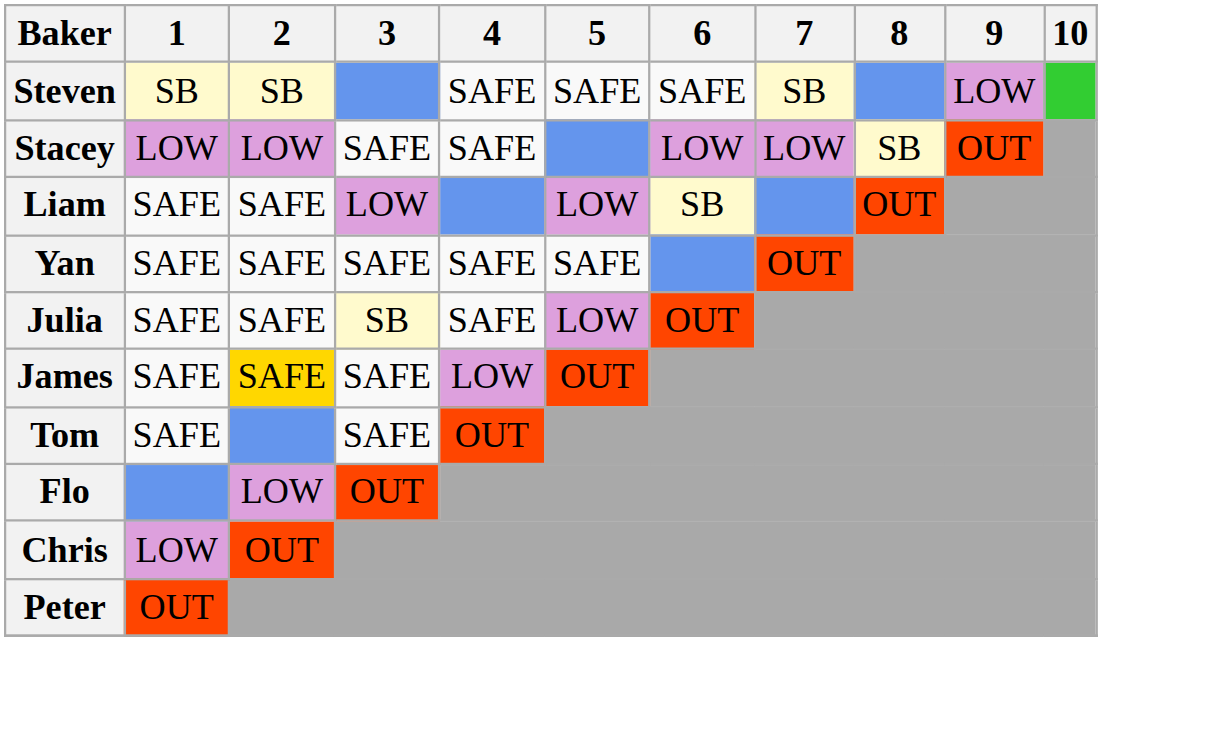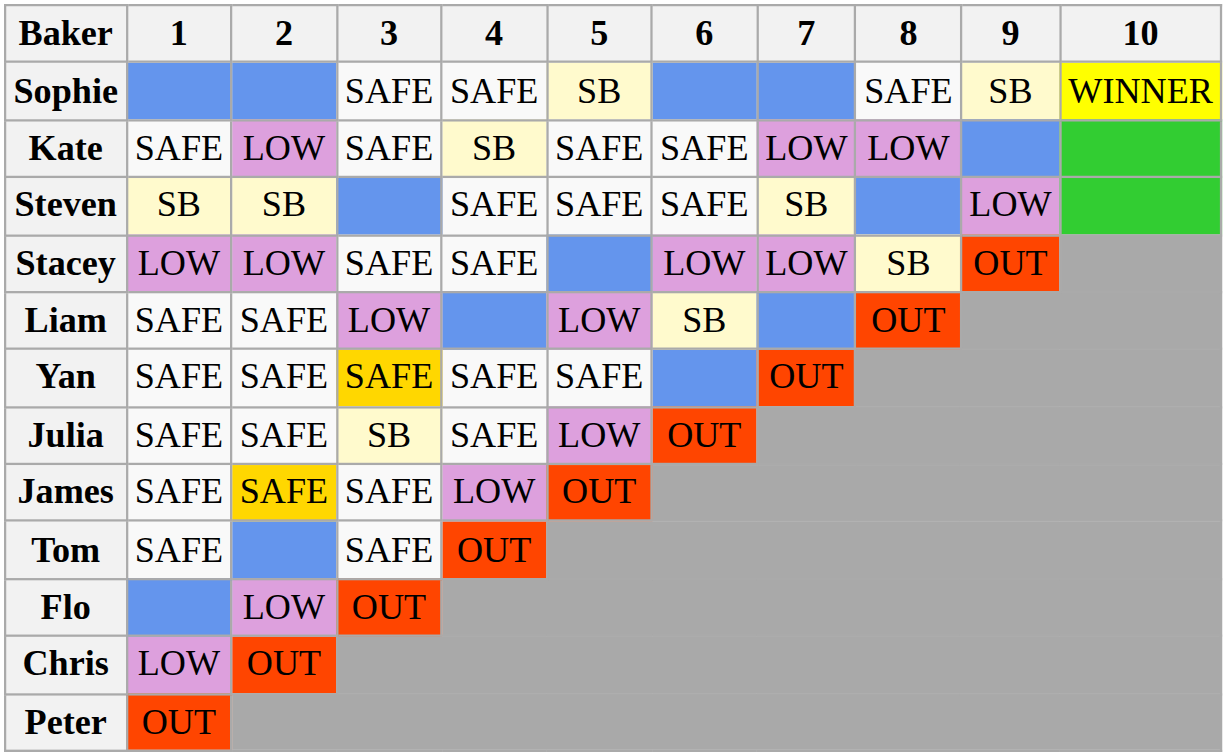+ row: (66, 90)
+ row: (66, 147)
(387, 262) no background -> (389, 377) gold background
